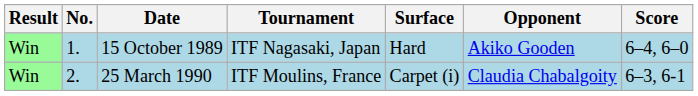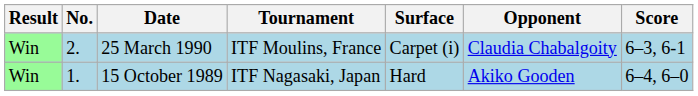rows swapped: (162, 47) <-> (156, 76)
